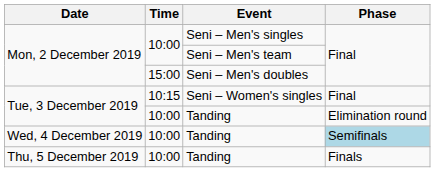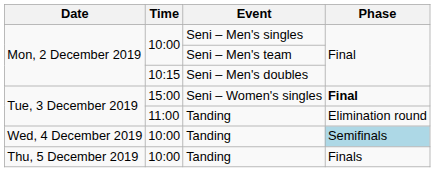(164, 75) 15:00 -> (164, 75) 10:15
(164, 95) 10:15 -> (164, 95) 15:00
(342, 95) normal -> (343, 95) bold
(164, 116) 10:00 -> (164, 116) 11:00
